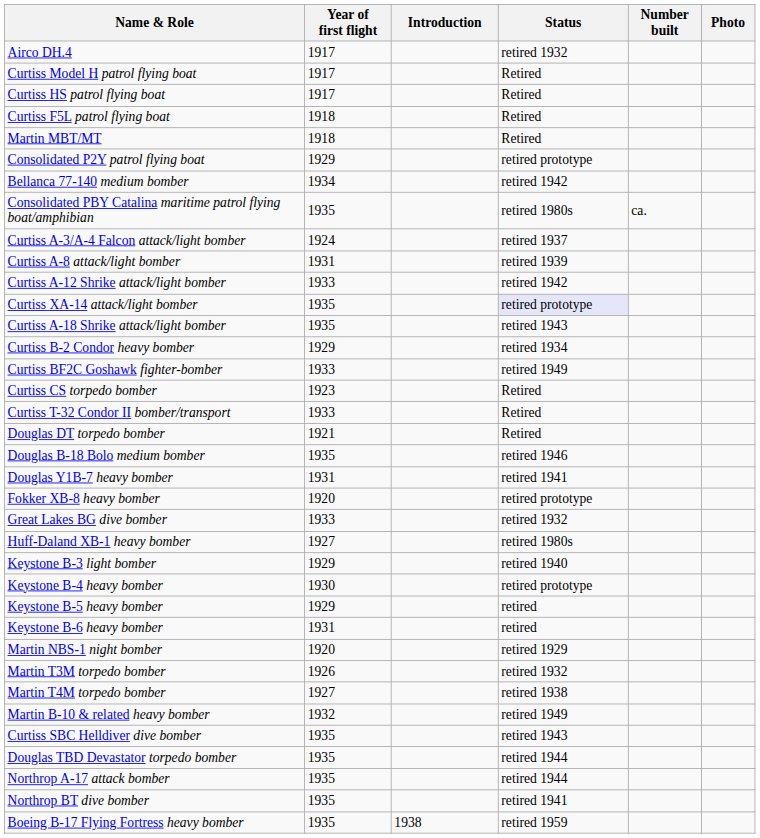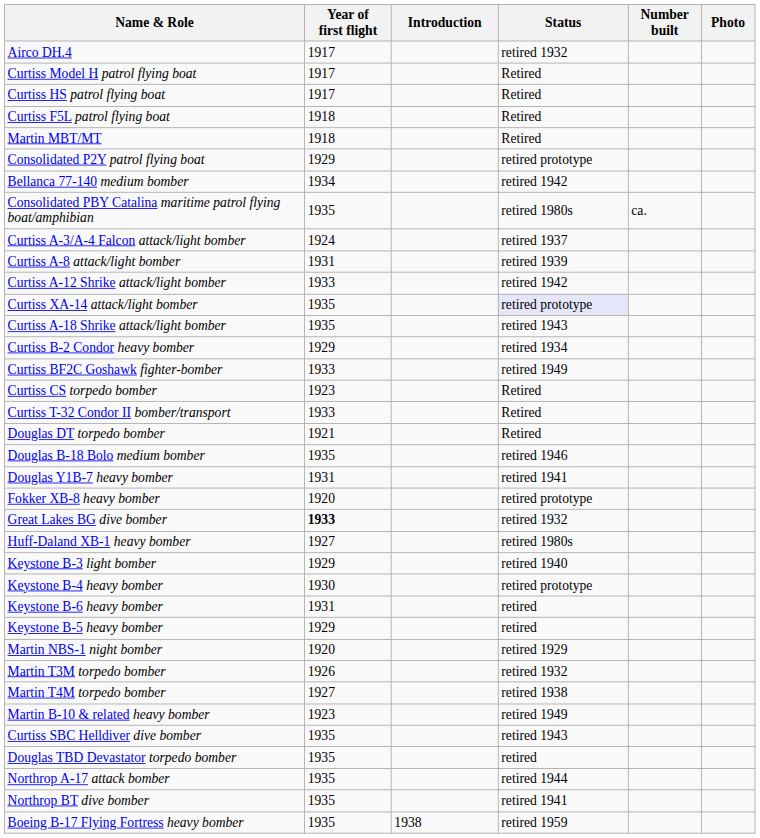(321, 520) normal -> (321, 520) bold
rows swapped: (85, 606) <-> (85, 628)
(321, 714) 1932 -> (321, 714) 1923
(534, 757) retired 1944 -> (519, 757) retired
